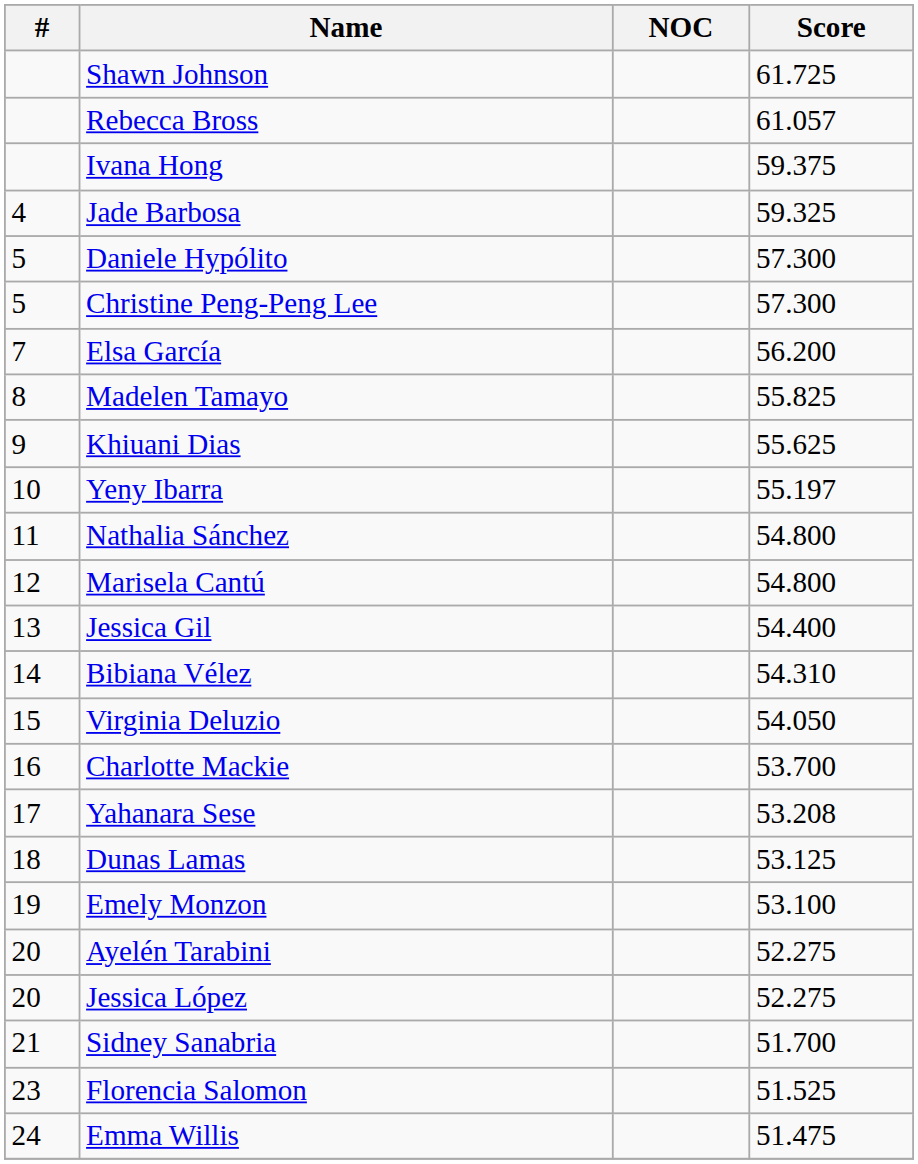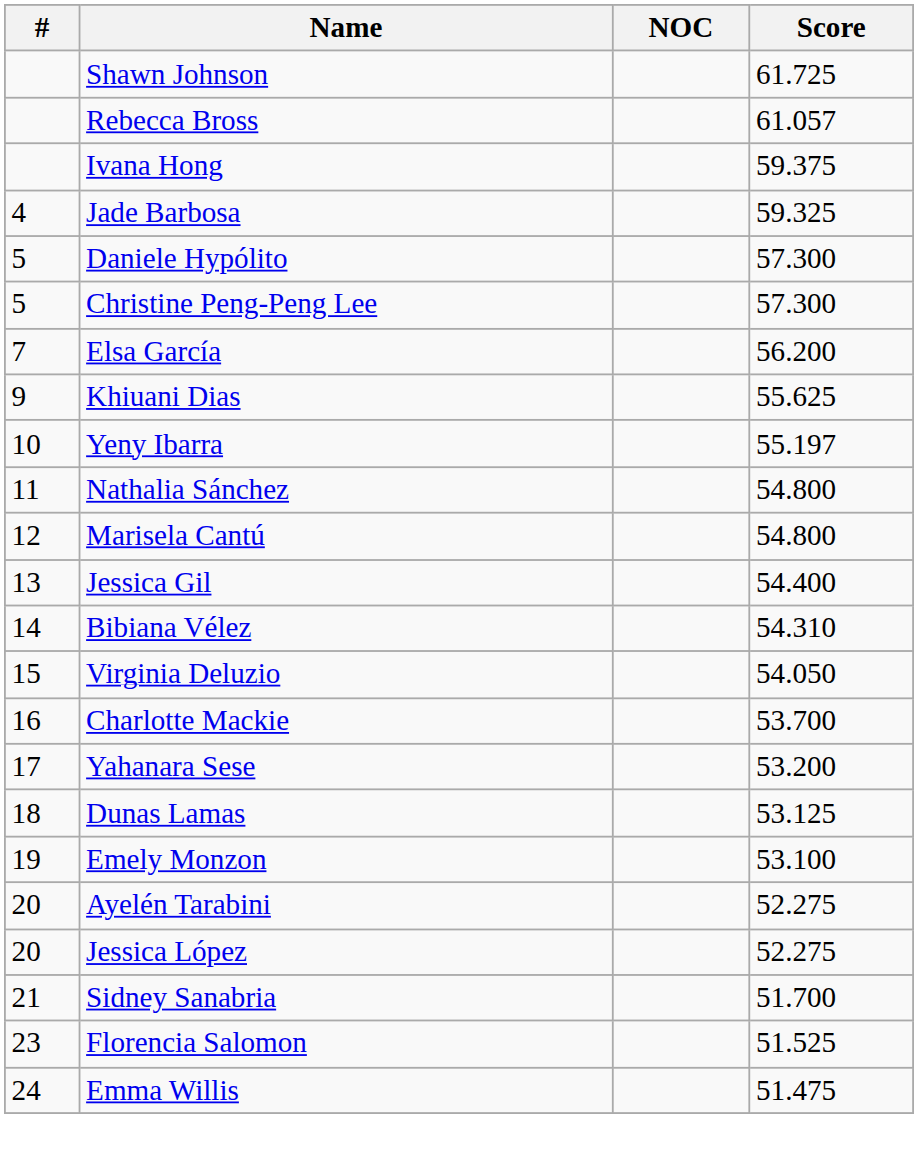- row: (187, 397)
(796, 812) 53.208 -> (796, 766) 53.200
